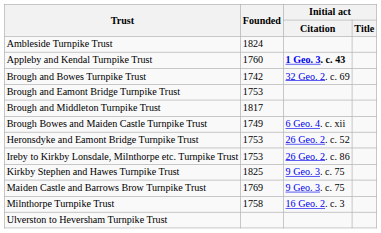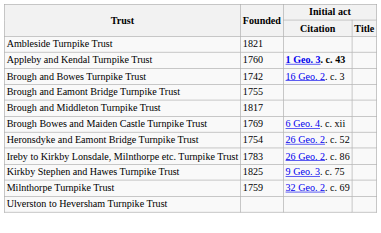(253, 44) 1824 -> (253, 44) 1821
(318, 76) 32 Geo. 2. c. 69 -> (315, 76) 16 Geo. 2. c. 3
(253, 92) 1753 -> (253, 92) 1755
(253, 124) 1749 -> (253, 124) 1769
(253, 140) 1753 -> (253, 140) 1754
(253, 156) 1753 -> (253, 156) 1783
- row: (106, 188)
(253, 204) 1758 -> (253, 188) 1759
(315, 204) 16 Geo. 2. c. 3 -> (318, 188) 32 Geo. 2. c. 69
